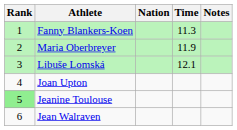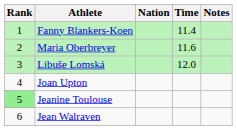(187, 30) 11.3 -> (187, 30) 11.4
(187, 47) 11.9 -> (187, 47) 11.6
(187, 64) 12.1 -> (187, 64) 12.0
